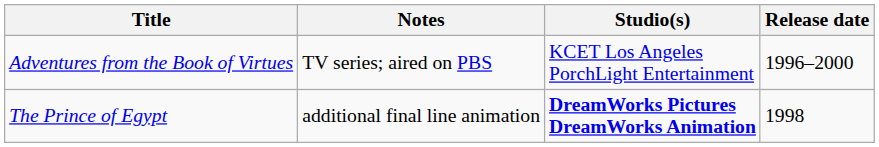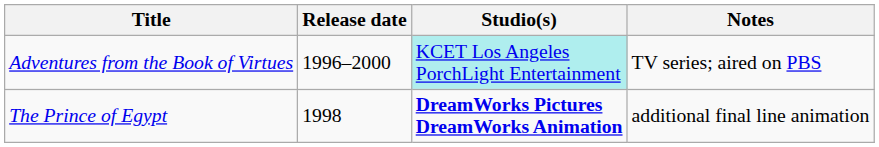columns swapped: (817, 20) <-> (421, 20)
(652, 62) no background -> (518, 62) paleturquoise background
